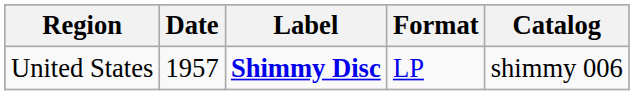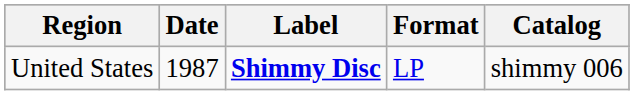(192, 67) 1957 -> (192, 67) 1987
